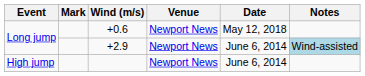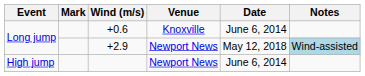(184, 29) Newport News -> (184, 29) Knoxville
(255, 29) May 12, 2018 -> (256, 29) June 6, 2014
(256, 46) June 6, 2014 -> (255, 46) May 12, 2018
